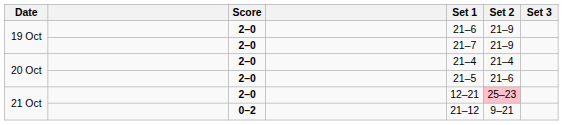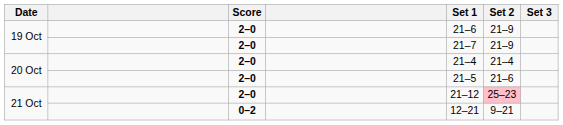(465, 95) 12–21 -> (465, 95) 21–12
(465, 111) 21–12 -> (465, 111) 12–21
